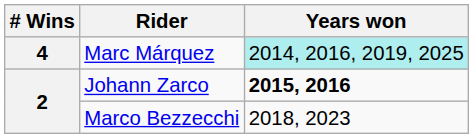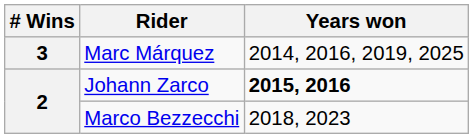(42, 53) 4 -> (42, 53) 3
(356, 53) paleturquoise background -> (356, 53) no background
